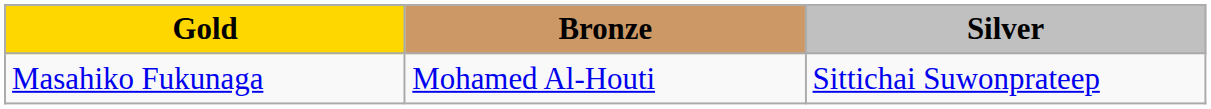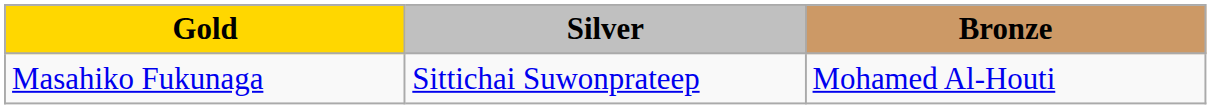columns swapped: (1006, 28) <-> (605, 28)
